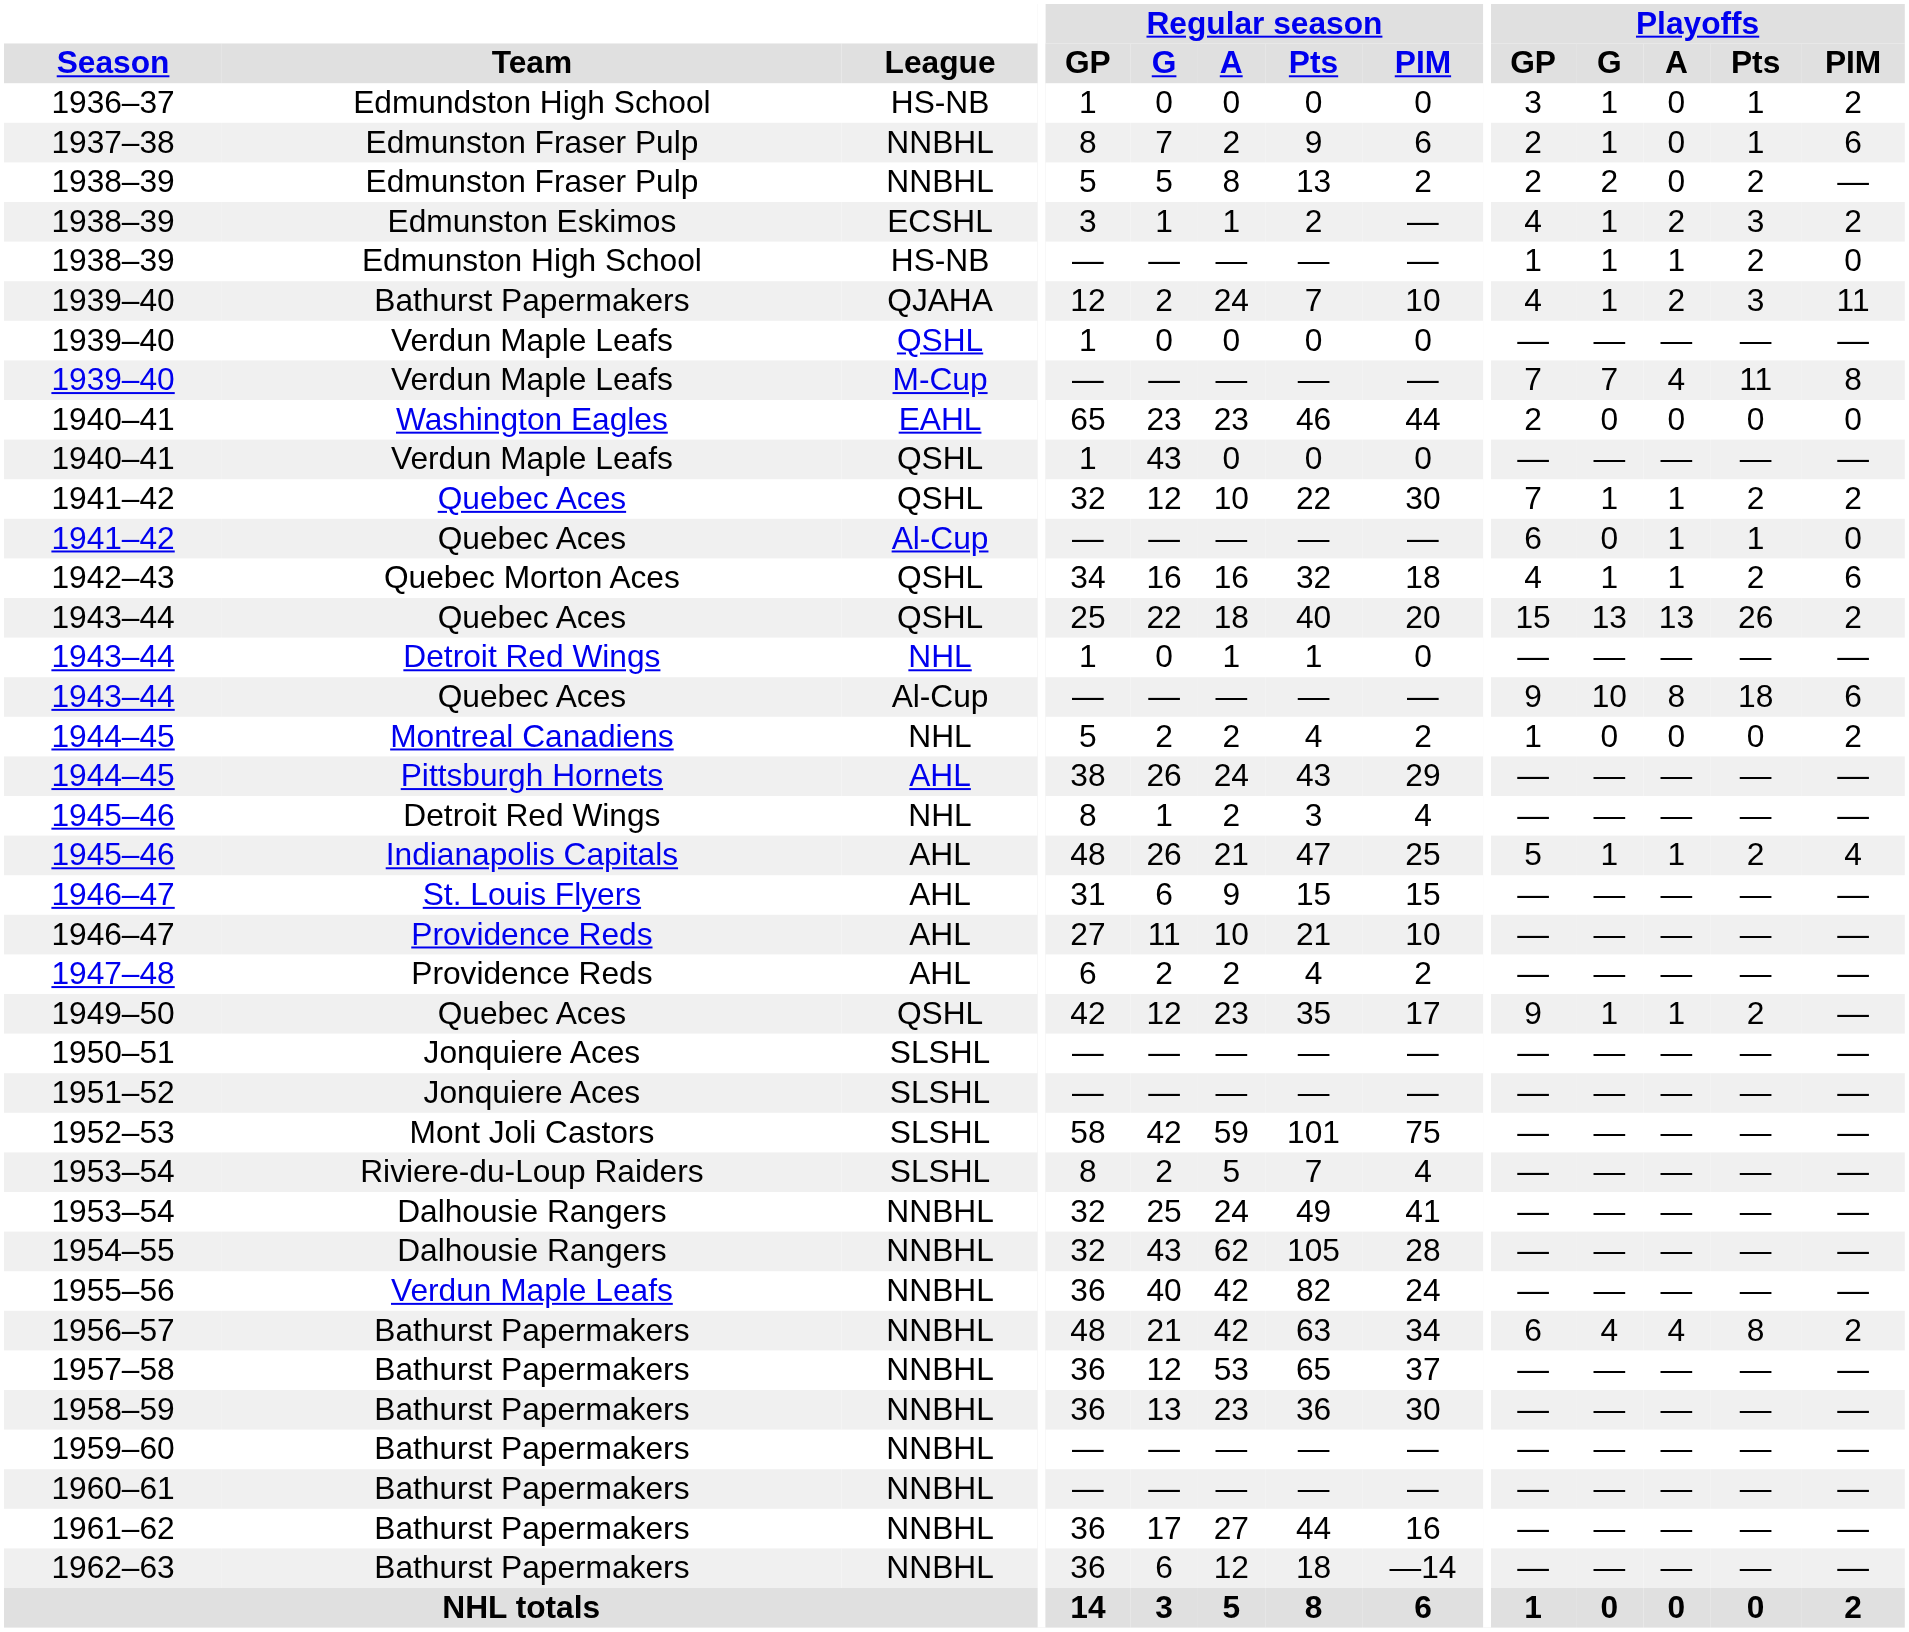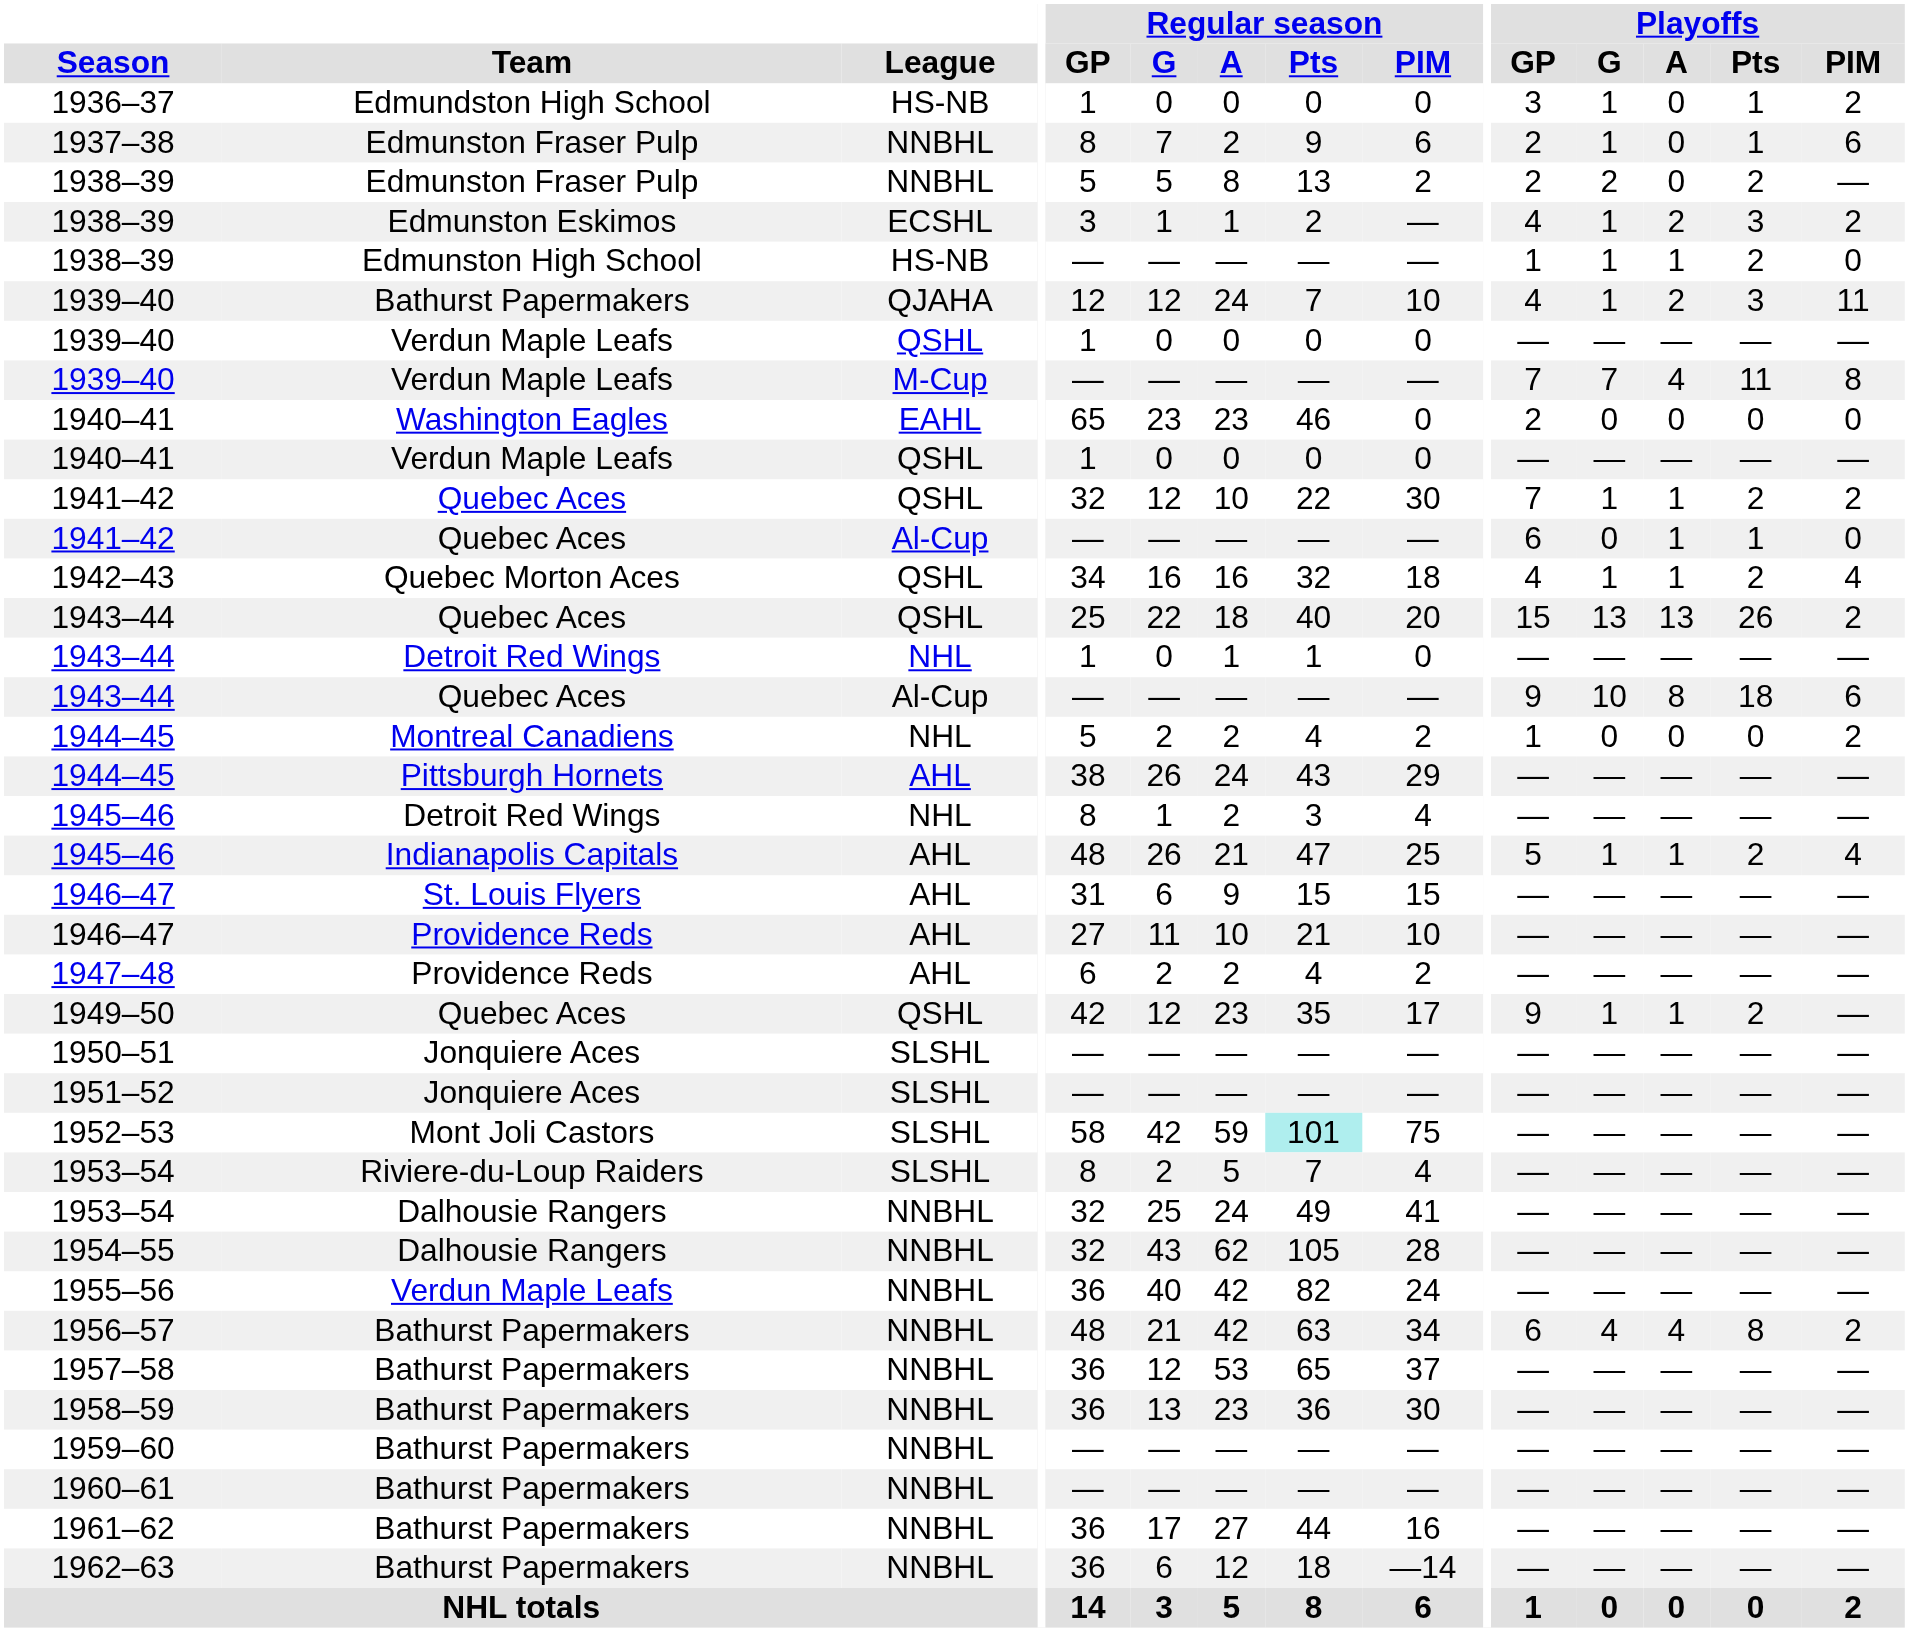(1164, 300) 2 -> (1164, 300) 12
(1423, 419) 44 -> (1423, 419) 0
(1164, 458) 43 -> (1164, 458) 0
(1853, 577) 6 -> (1853, 577) 4
(1314, 1132) no background -> (1314, 1132) paleturquoise background
